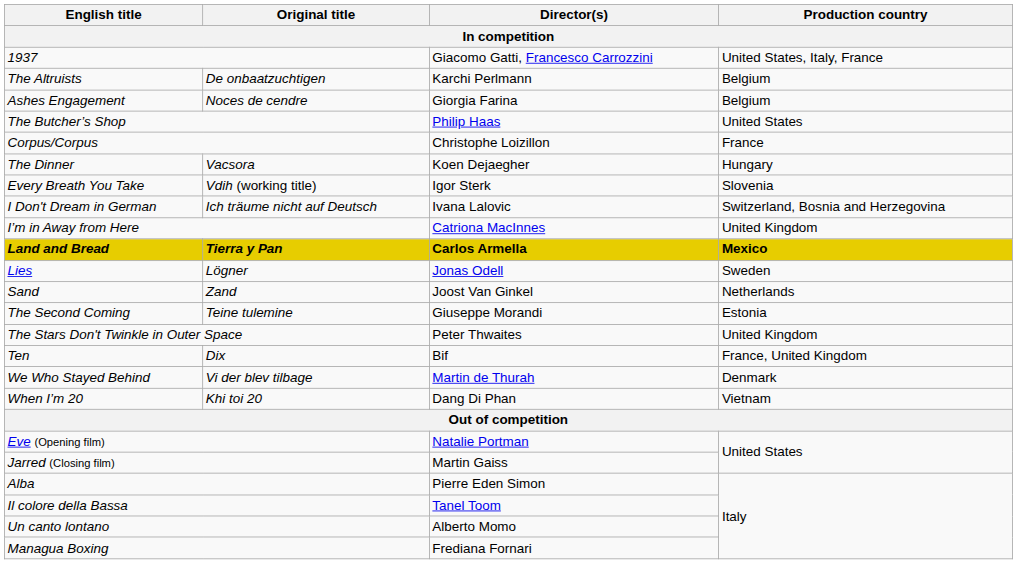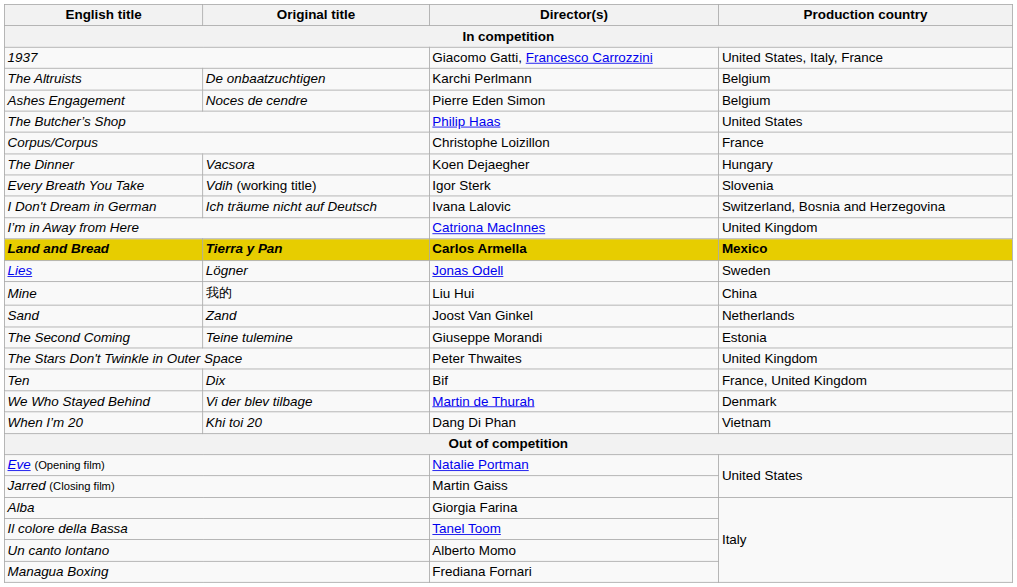(475, 100) Giorgia Farina -> (489, 100) Pierre Eden Simon
+ row: (22, 293)
(489, 484) Pierre Eden Simon -> (475, 507) Giorgia Farina
